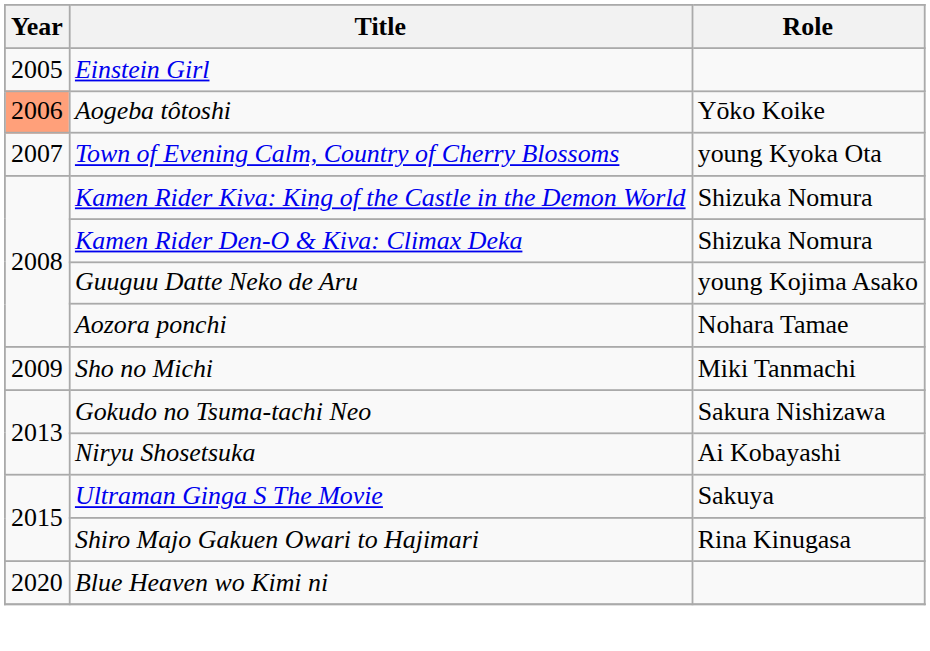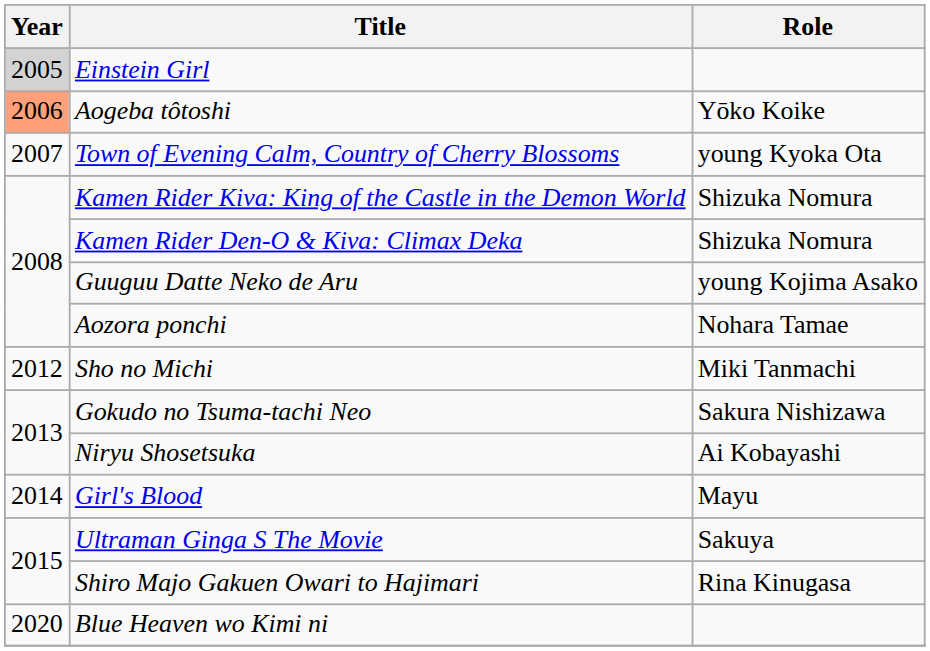(37, 69) no background -> (37, 69) lightgrey background
(37, 368) 2009 -> (37, 368) 2012
+ row: (139, 496)
